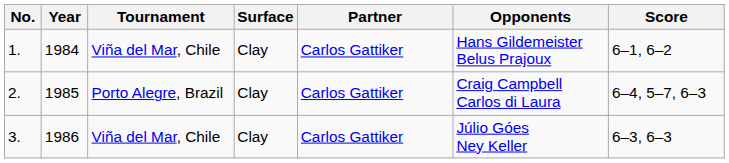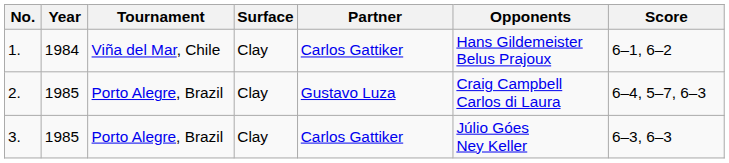(352, 93) Carlos Gattiker -> (348, 93) Gustavo Luza
(62, 135) 1986 -> (62, 135) 1985
(156, 135) Viña del Mar, Chile -> (157, 135) Porto Alegre, Brazil
